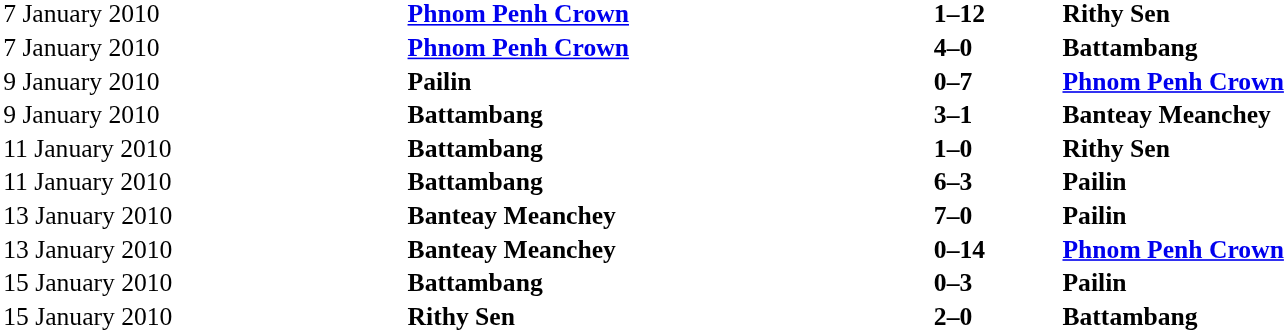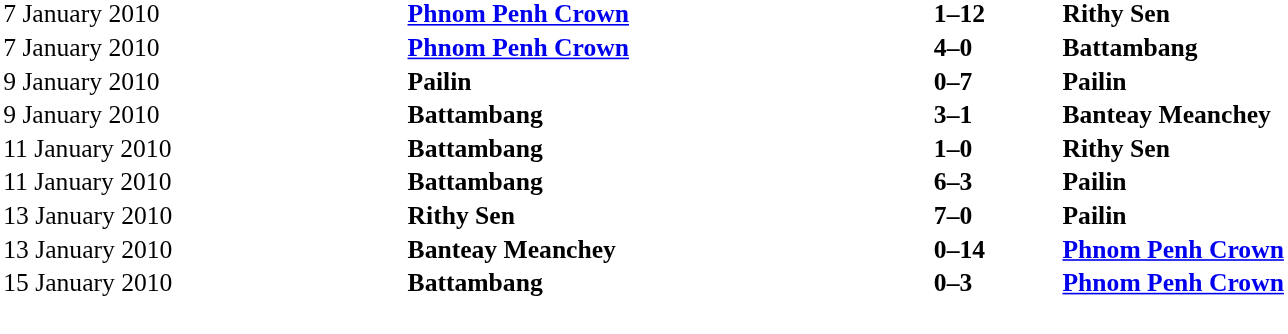(1173, 81) Phnom Penh Crown -> (1094, 81) Pailin
(512, 215) Banteay Meanchey -> (461, 215) Rithy Sen
(1094, 282) Pailin -> (1173, 282) Phnom Penh Crown
- row: (953, 316)
